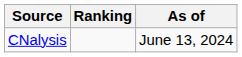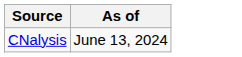- column: (103, 16)
